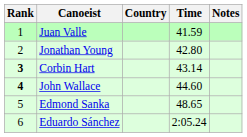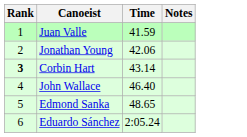- column: (146, 13)
(189, 50) 42.80 -> (142, 50) 42.06
(20, 86) bold -> (20, 86) normal
(189, 86) 44.60 -> (142, 86) 46.40
